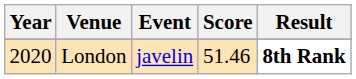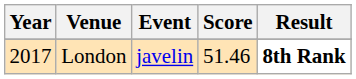(31, 56) 2020 -> (31, 56) 2017
